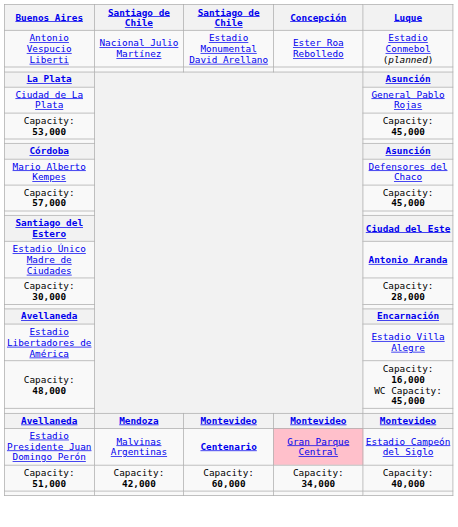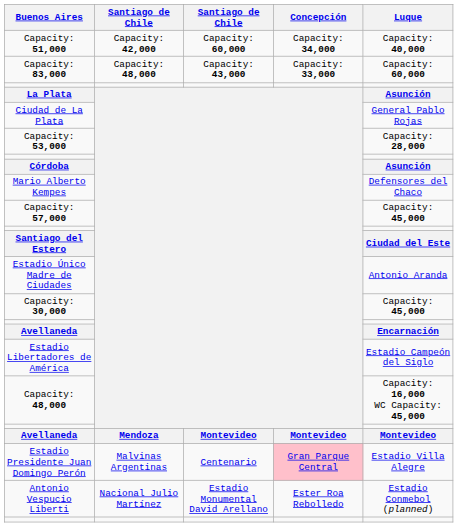rows swapped: (49, 49) <-> (49, 478)
+ row: (49, 69)
(408, 126) Capacity: 45,000 -> (408, 141) Capacity: 28,000
(408, 260) bold -> (408, 275) normal
(408, 291) Capacity: 28,000 -> (408, 307) Capacity: 45,000
(408, 342) Estadio Villa Alegre -> (408, 358) Estadio Campeón del Siglo
(229, 447) bold -> (229, 462) normal
(408, 447) Estadio Campeón del Siglo -> (408, 462) Estadio Villa Alegre
